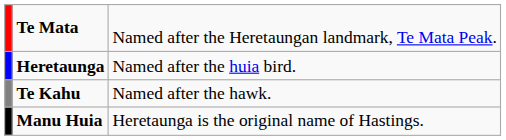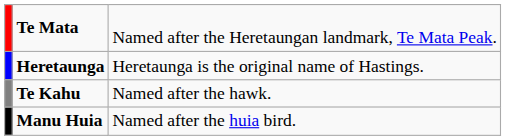(204, 65) Named after the huia bird. -> (268, 65) Heretaunga is the original name of Hastings.
(268, 120) Heretaunga is the original name of Hastings. -> (204, 120) Named after the huia bird.
